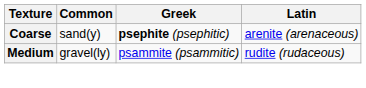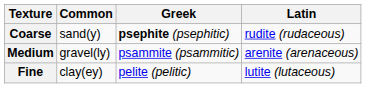(302, 33) arenite (arenaceous) -> (295, 33) rudite (rudaceous)
(295, 53) rudite (rudaceous) -> (302, 53) arenite (arenaceous)
+ row: (30, 72)
